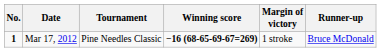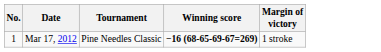- column: (341, 18)
(14, 39) bold -> (14, 39) normal
